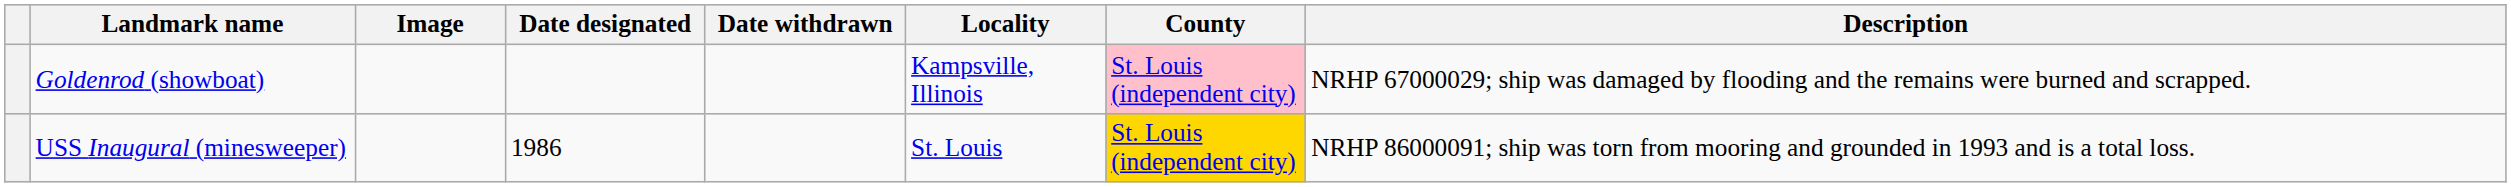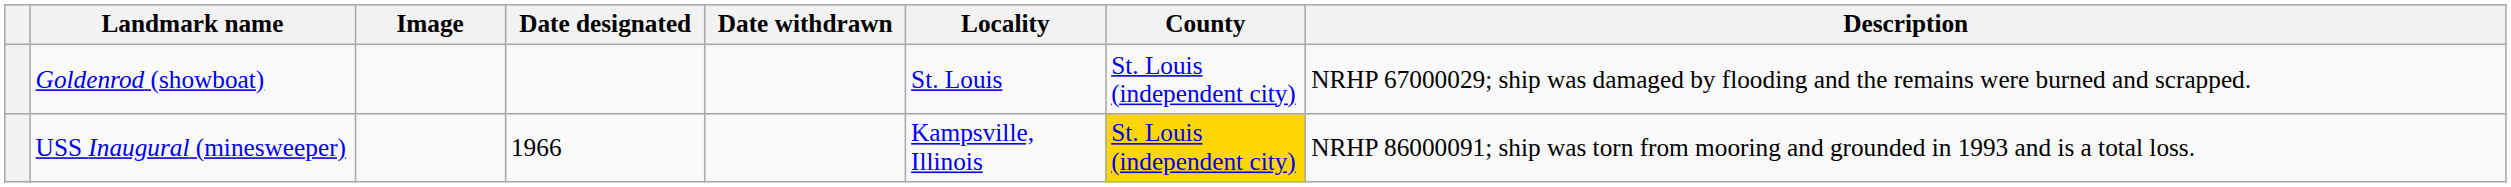(973, 78) Kampsville, Illinois -> (957, 78) St. Louis
(1203, 78) pink background -> (1203, 78) no background
(536, 147) 1986 -> (536, 147) 1966
(957, 147) St. Louis -> (973, 147) Kampsville, Illinois
